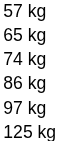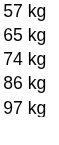- row: (30, 132)
